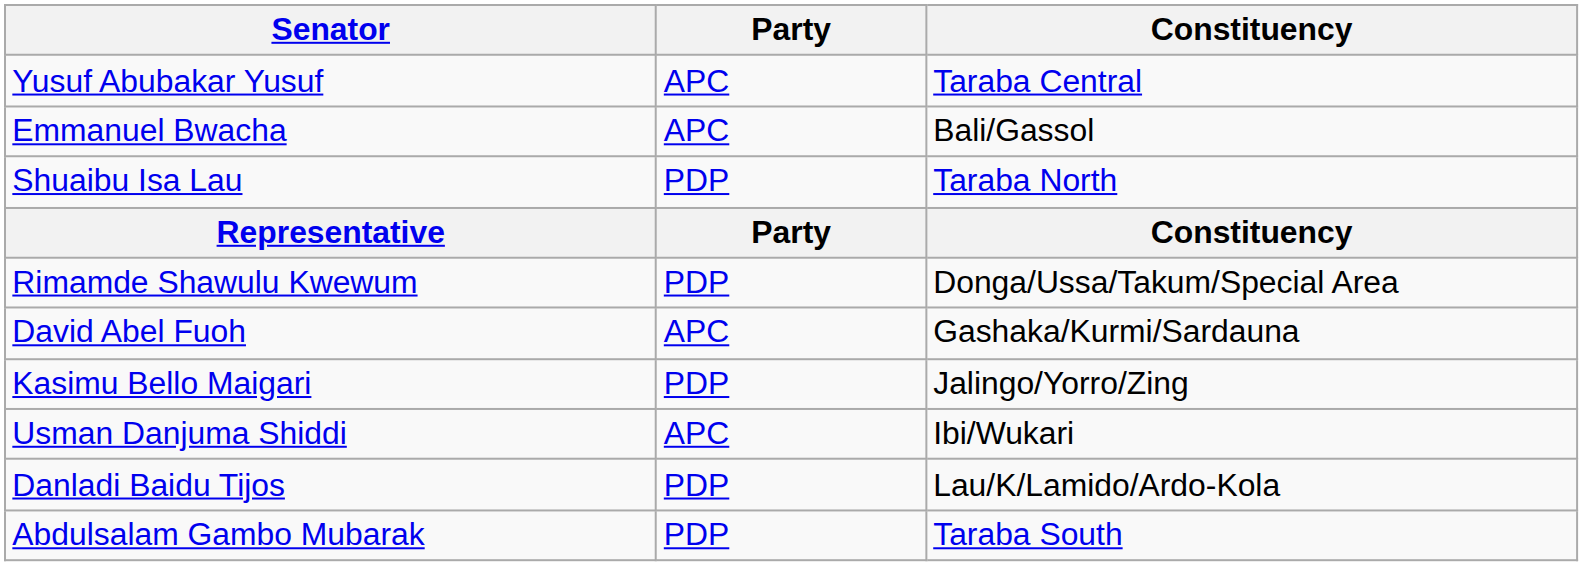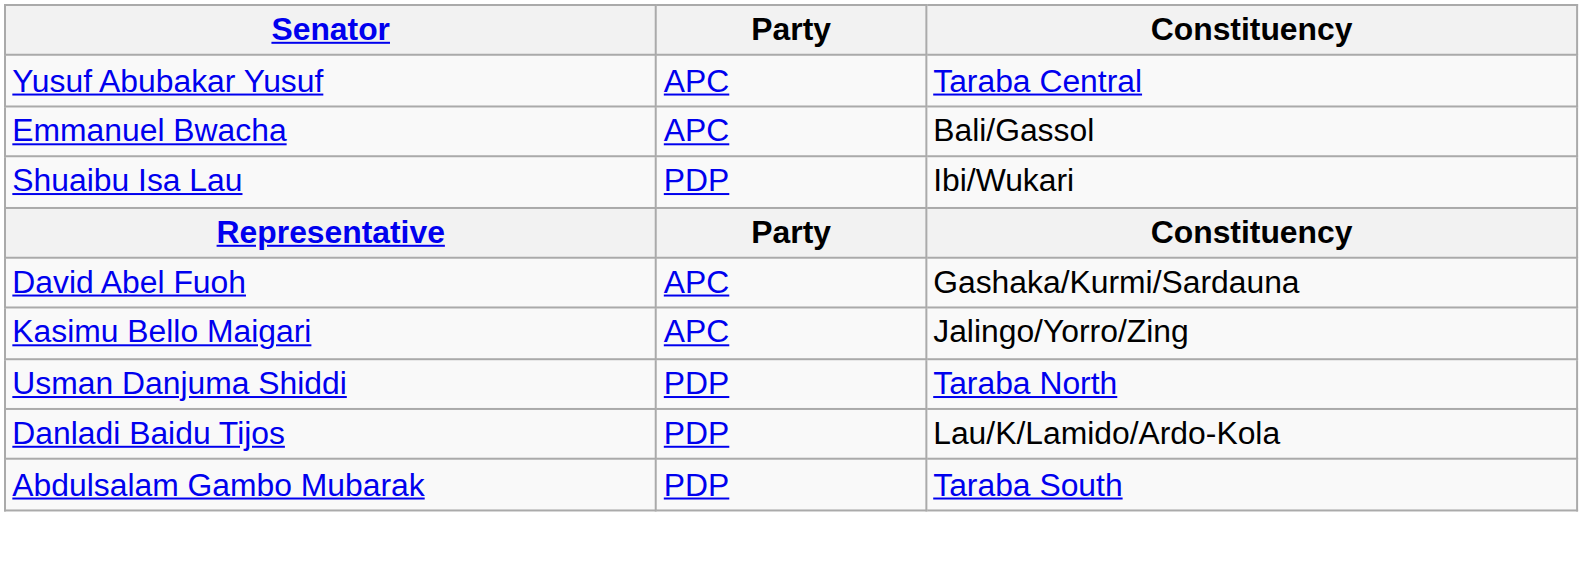(1025, 181) Taraba North -> (1004, 181) Ibi/Wukari
- row: (215, 282)
(697, 383) PDP -> (697, 332) APC
(697, 433) APC -> (697, 383) PDP
(1004, 433) Ibi/Wukari -> (1025, 383) Taraba North
